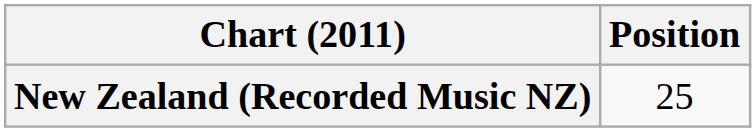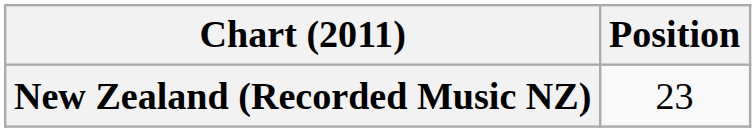(675, 95) 25 -> (675, 95) 23
